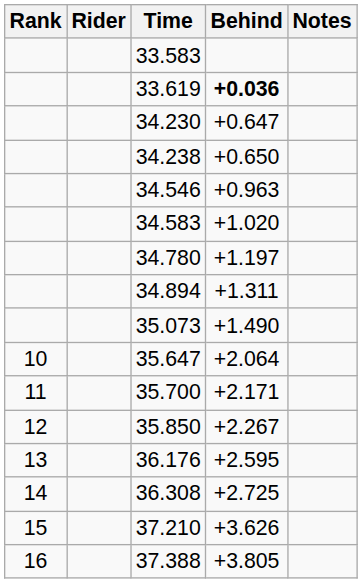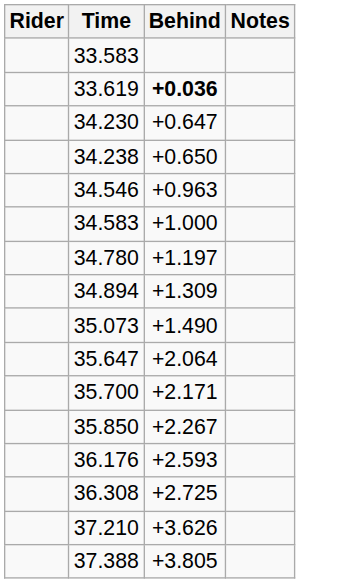- column: (36, 21)
(247, 223) +1.020 -> (185, 223) +1.000
(247, 291) +1.311 -> (185, 291) +1.309
(247, 460) +2.595 -> (185, 460) +2.593
